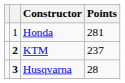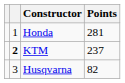(15, 69) bold -> (15, 69) normal
(93, 69) 28 -> (93, 69) 82
